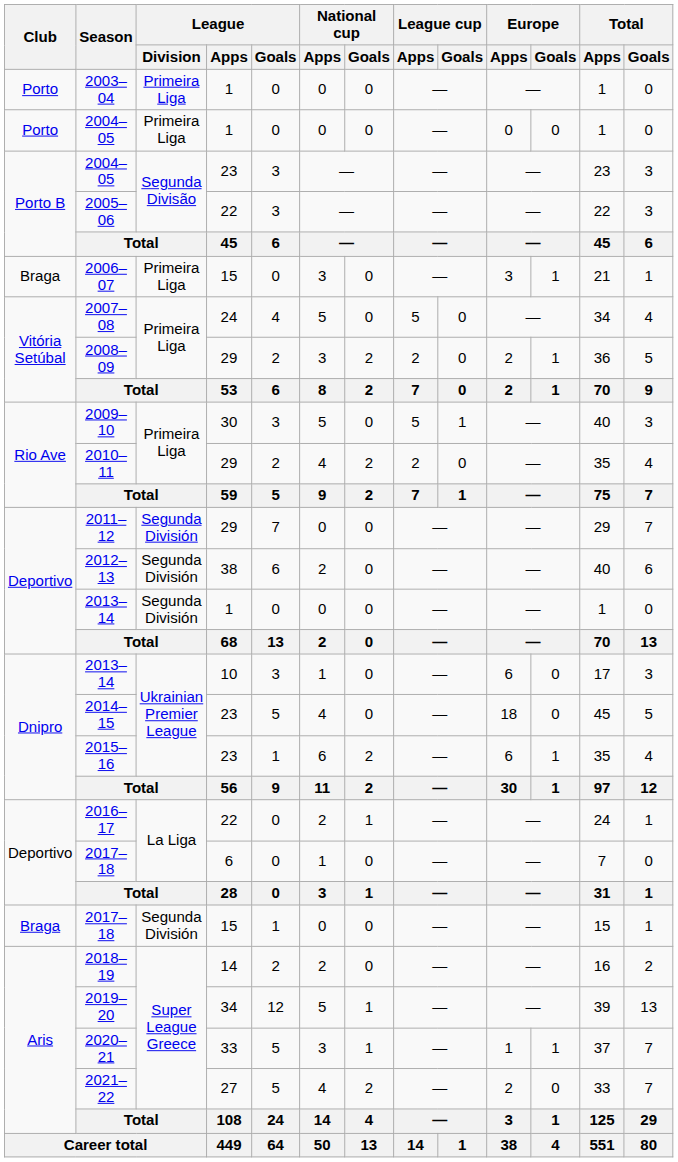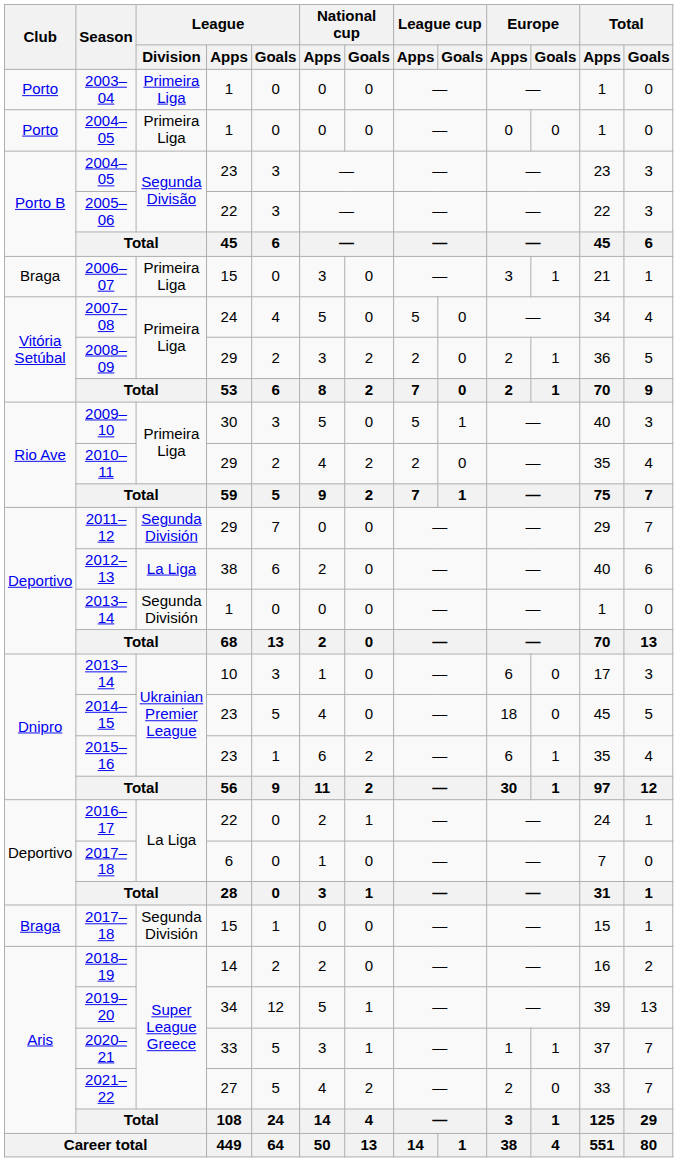(171, 568) Segunda División -> (171, 568) La Liga
